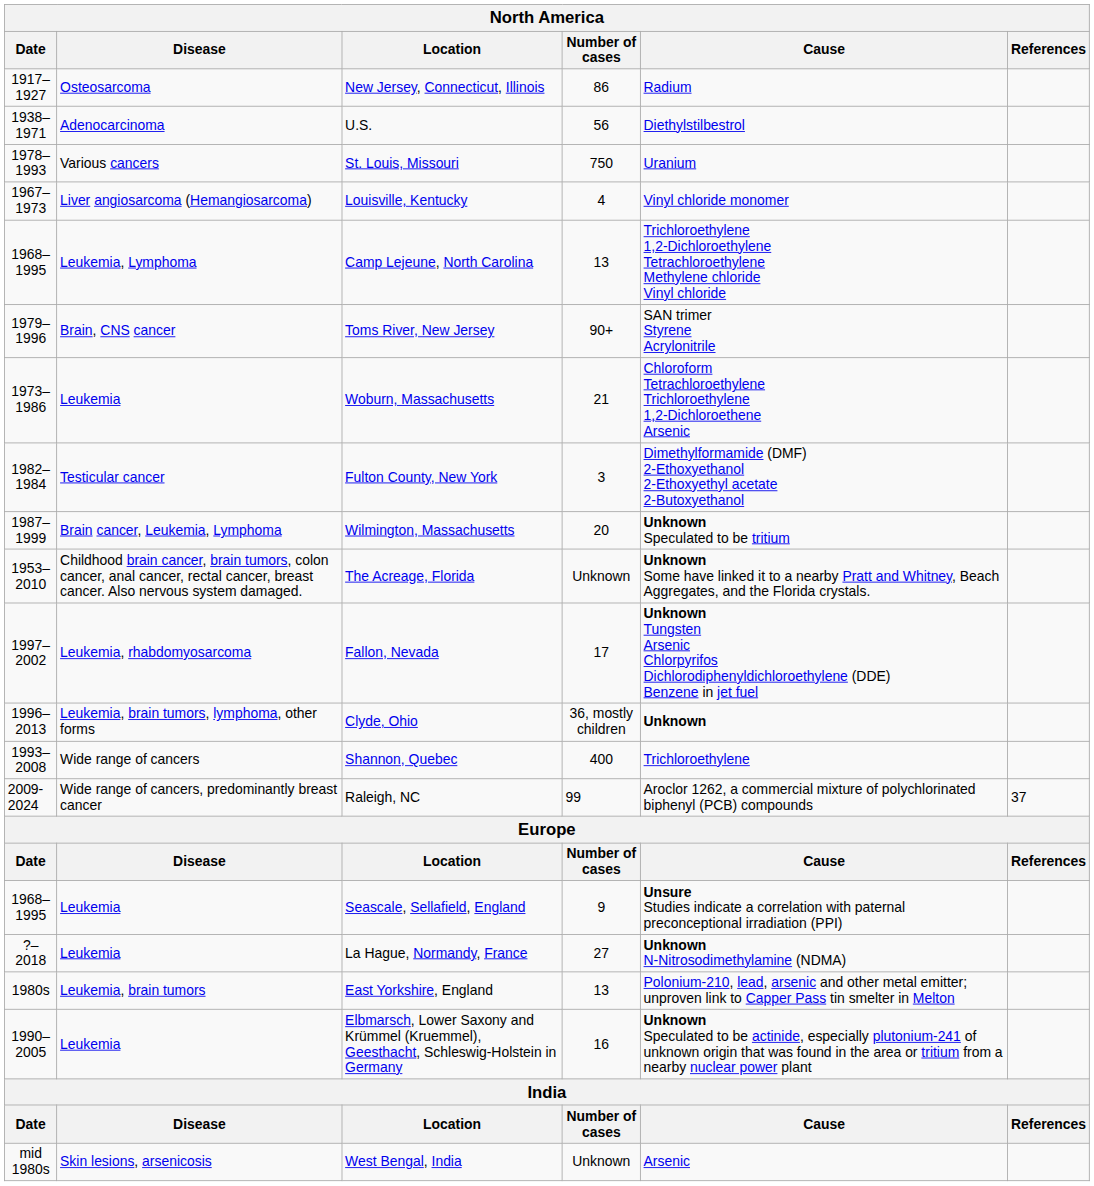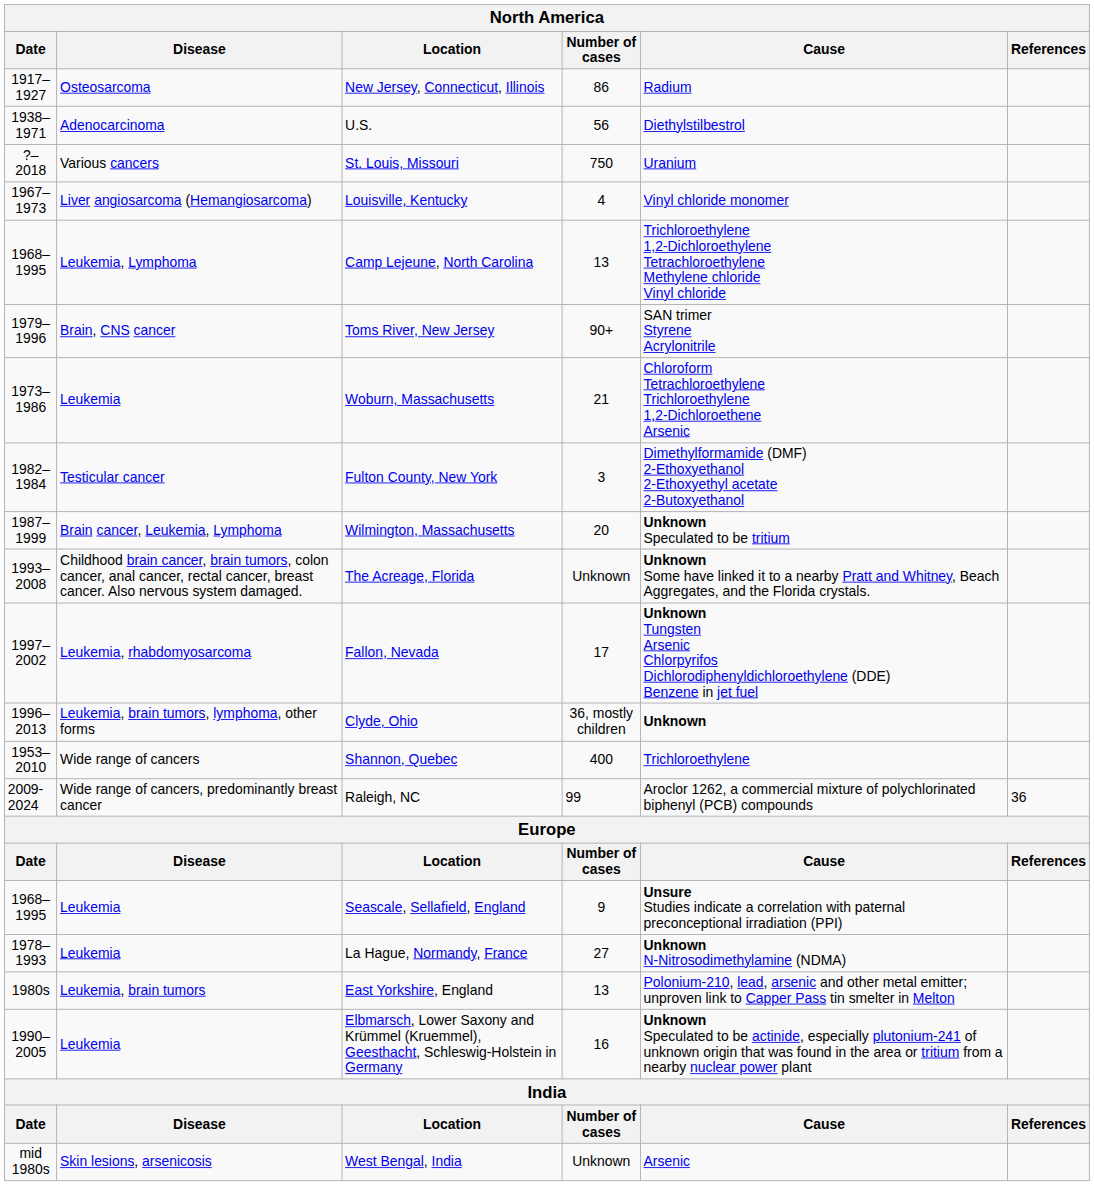(31, 163) 1978–1993 -> (31, 163) ?–2018
(31, 576) 1953–2010 -> (31, 576) 1993–2008
(31, 759) 1993–2008 -> (31, 759) 1953–2010
(1019, 797) 37 -> (1019, 797) 36
(31, 953) ?–2018 -> (31, 953) 1978–1993
